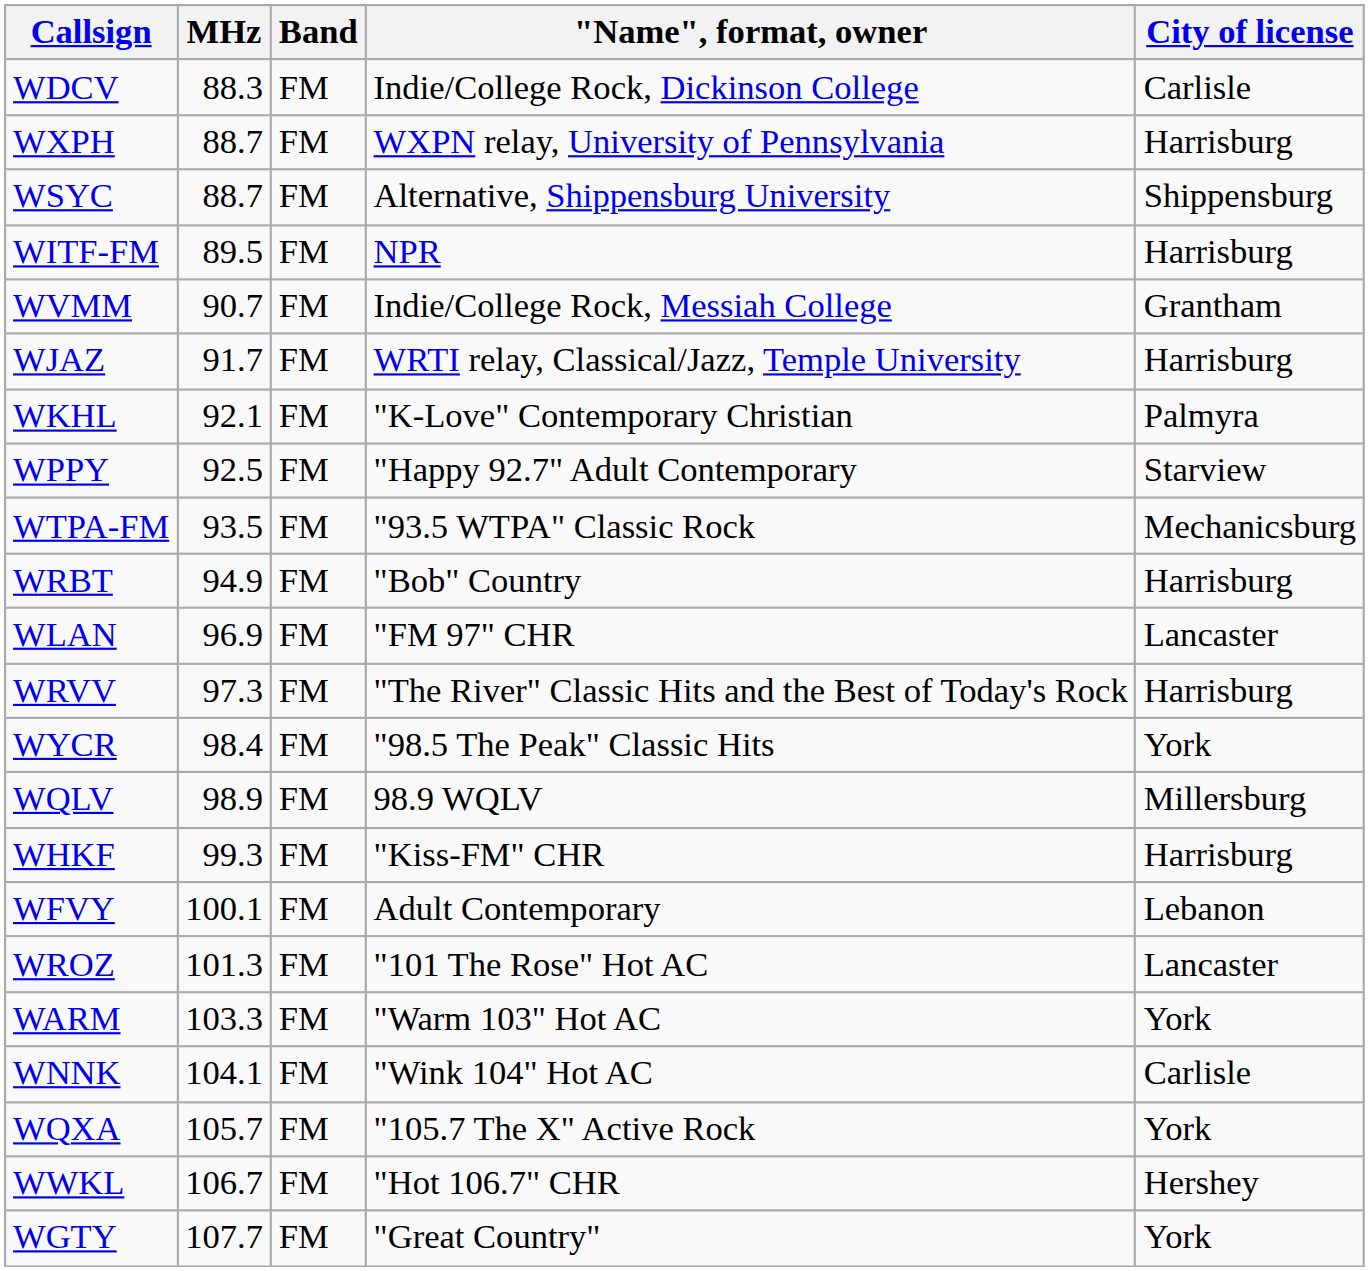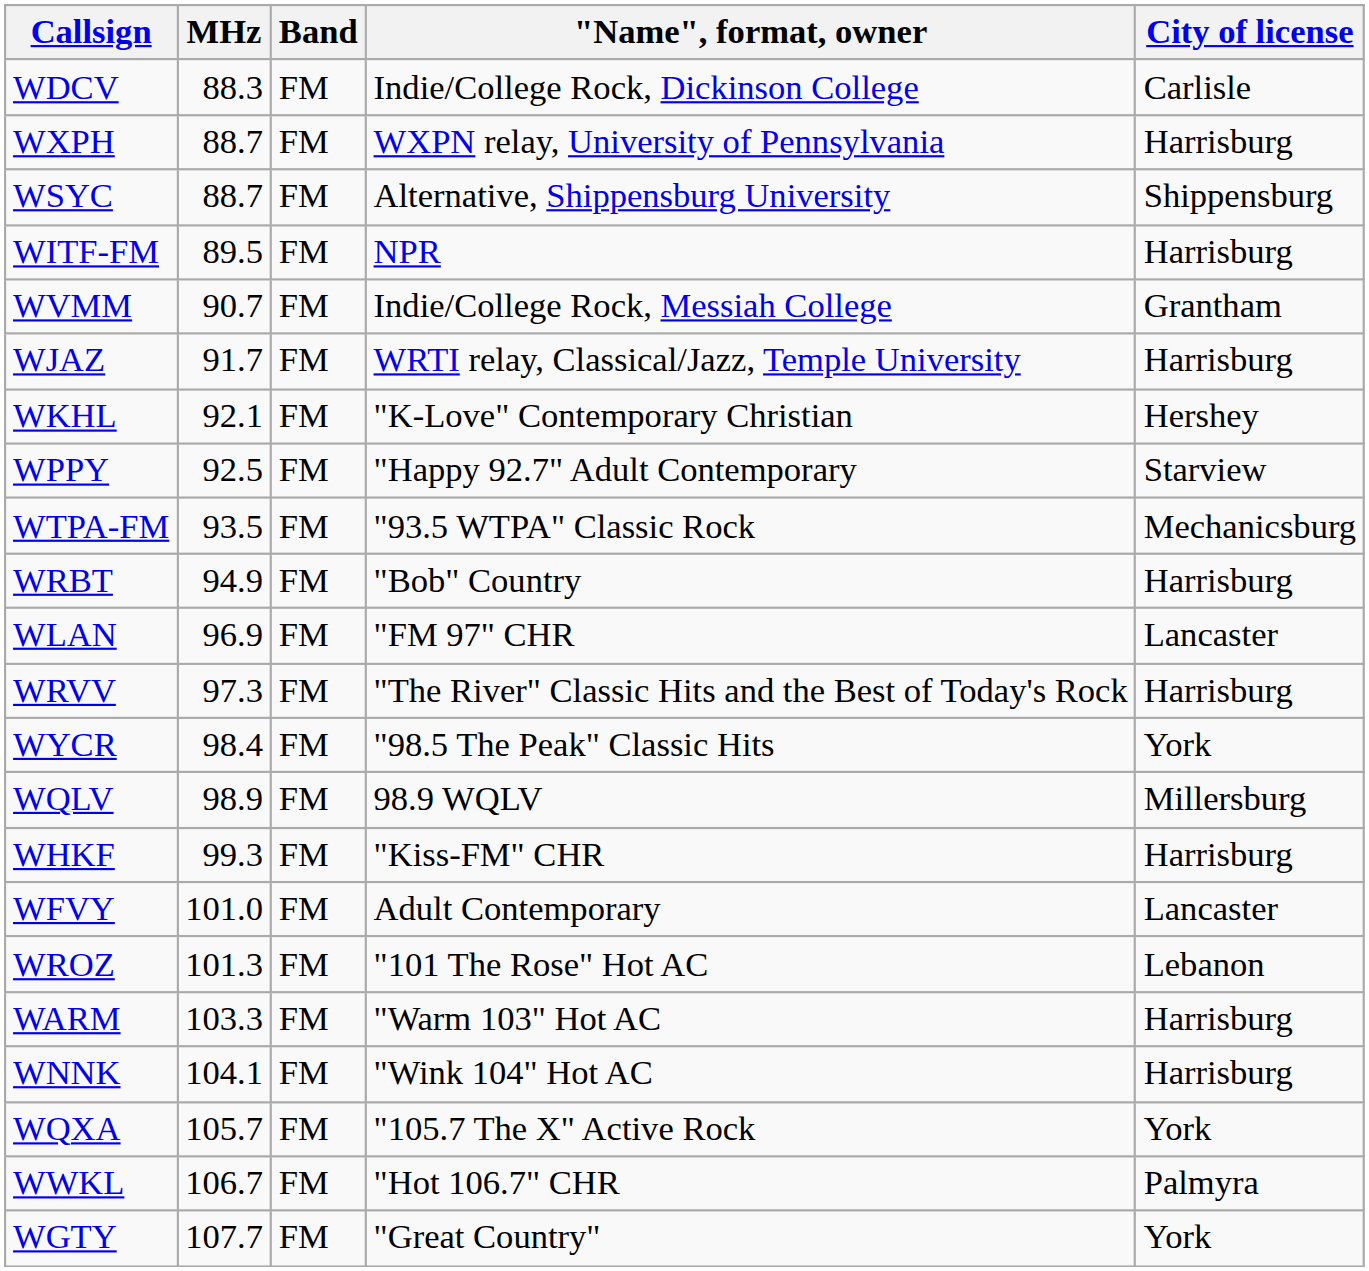(1201, 415) Palmyra -> (1201, 415) Hershey
(224, 908) 100.1 -> (224, 908) 101.0
(1204, 908) Lebanon -> (1211, 908) Lancaster
(1211, 963) Lancaster -> (1204, 963) Lebanon
(1177, 1018) York -> (1218, 1018) Harrisburg
(1197, 1073) Carlisle -> (1218, 1073) Harrisburg
(1201, 1182) Hershey -> (1201, 1182) Palmyra
